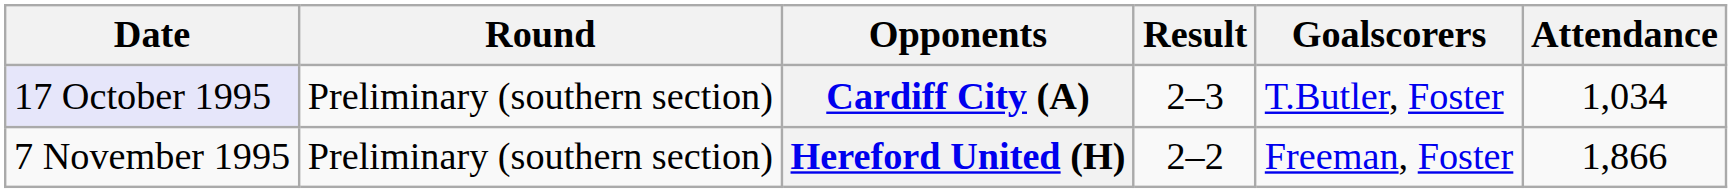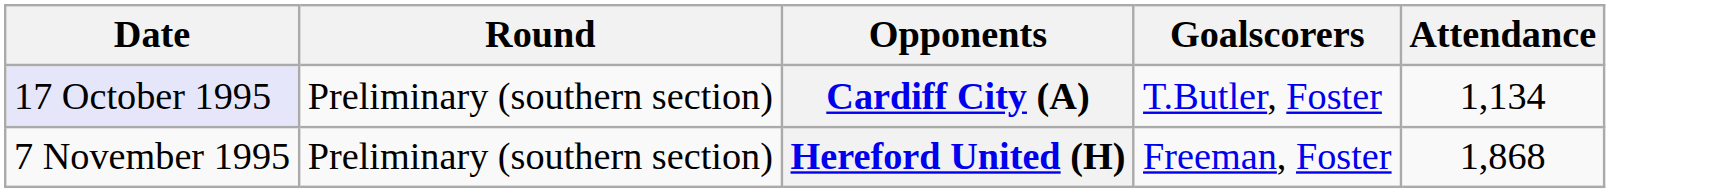- column: (1195, 34)
(1624, 95) 1,034 -> (1503, 95) 1,134
(1624, 156) 1,866 -> (1503, 156) 1,868
